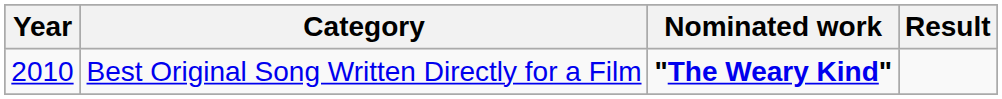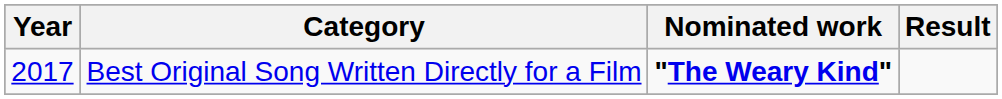(42, 71) 2010 -> (42, 71) 2017
